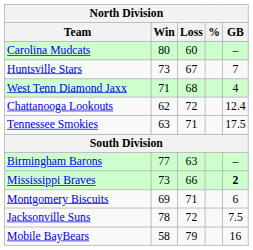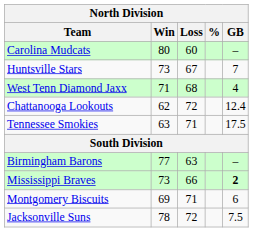- row: (48, 236)
